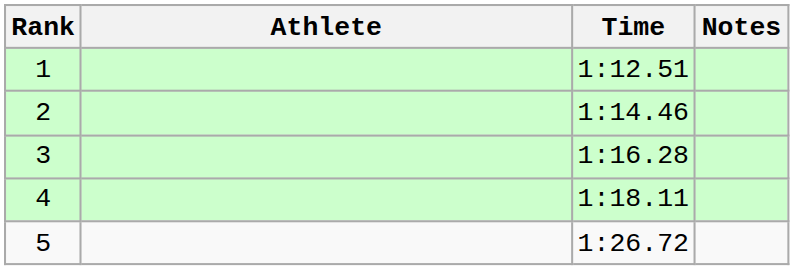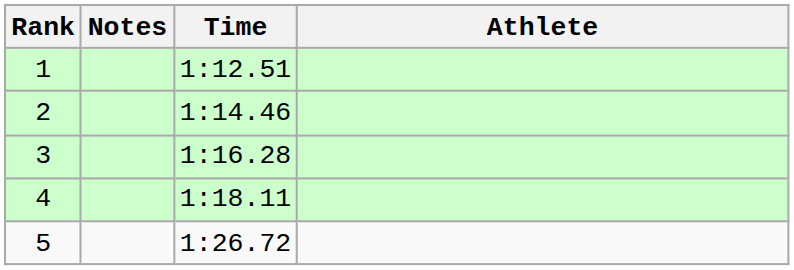columns swapped: (326, 27) <-> (741, 27)
